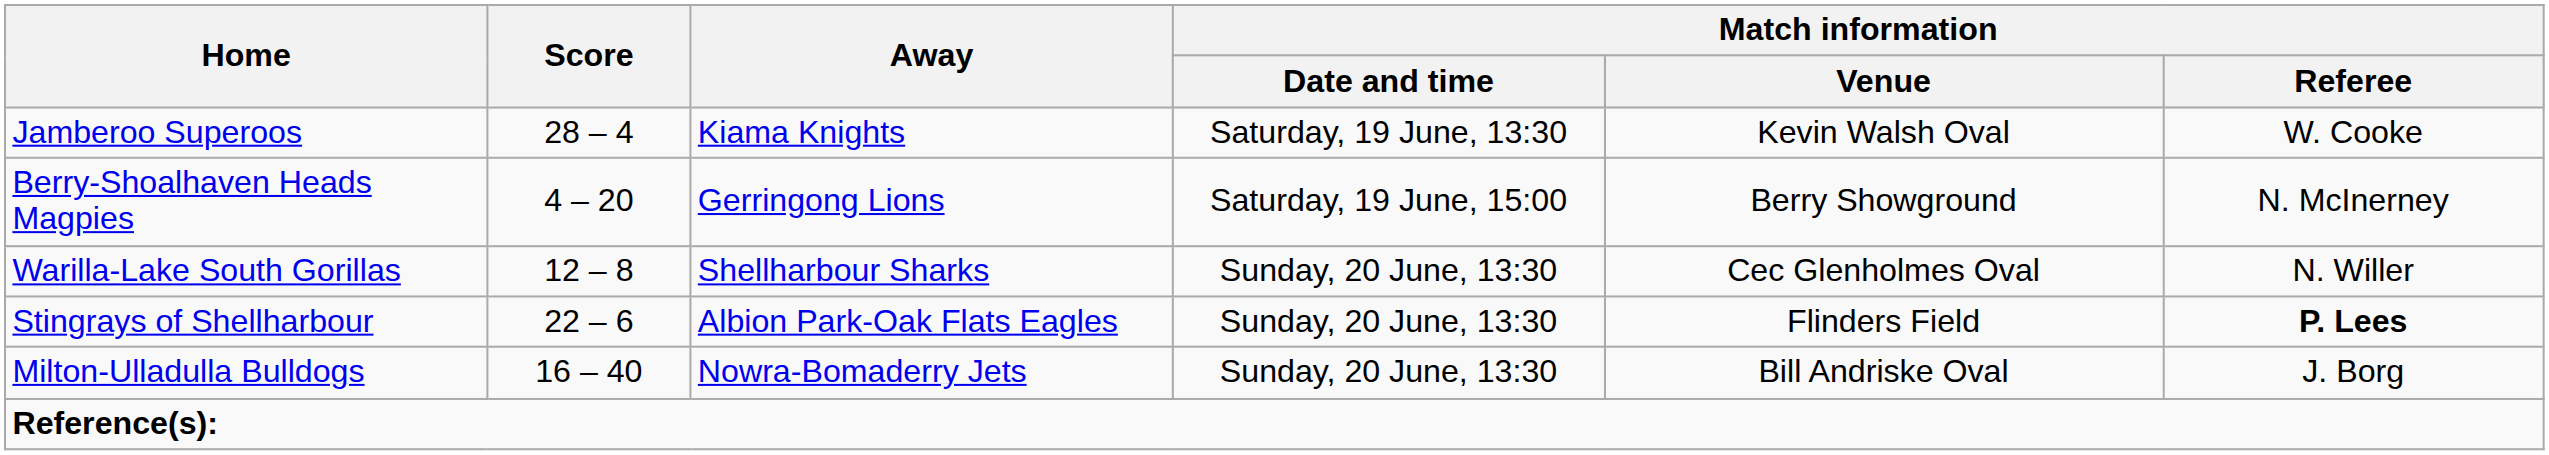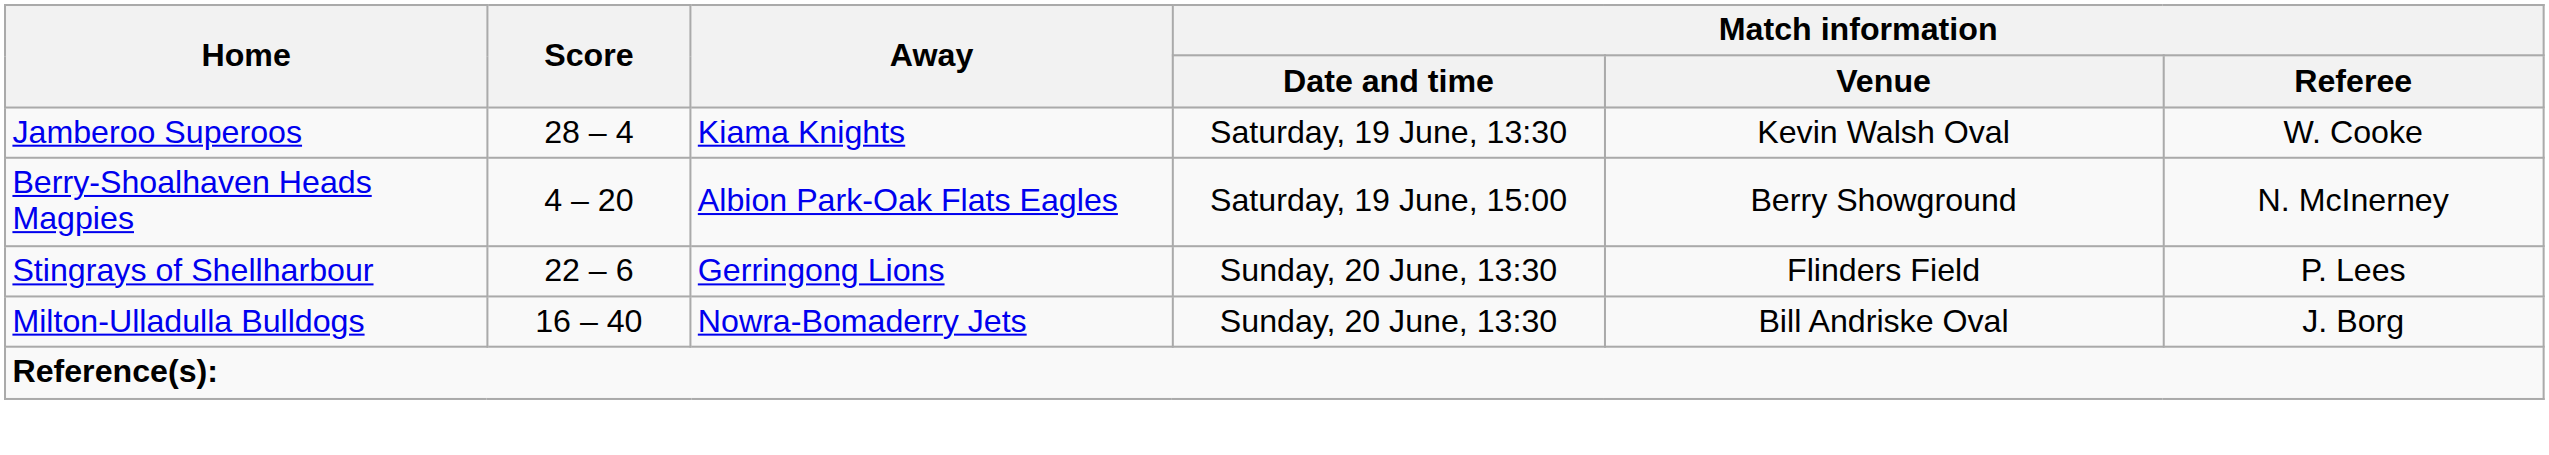(821, 201) Gerringong Lions -> (908, 201) Albion Park-Oak Flats Eagles
- row: (207, 270)
(908, 321) Albion Park-Oak Flats Eagles -> (821, 270) Gerringong Lions
(2353, 321) bold -> (2353, 270) normal
